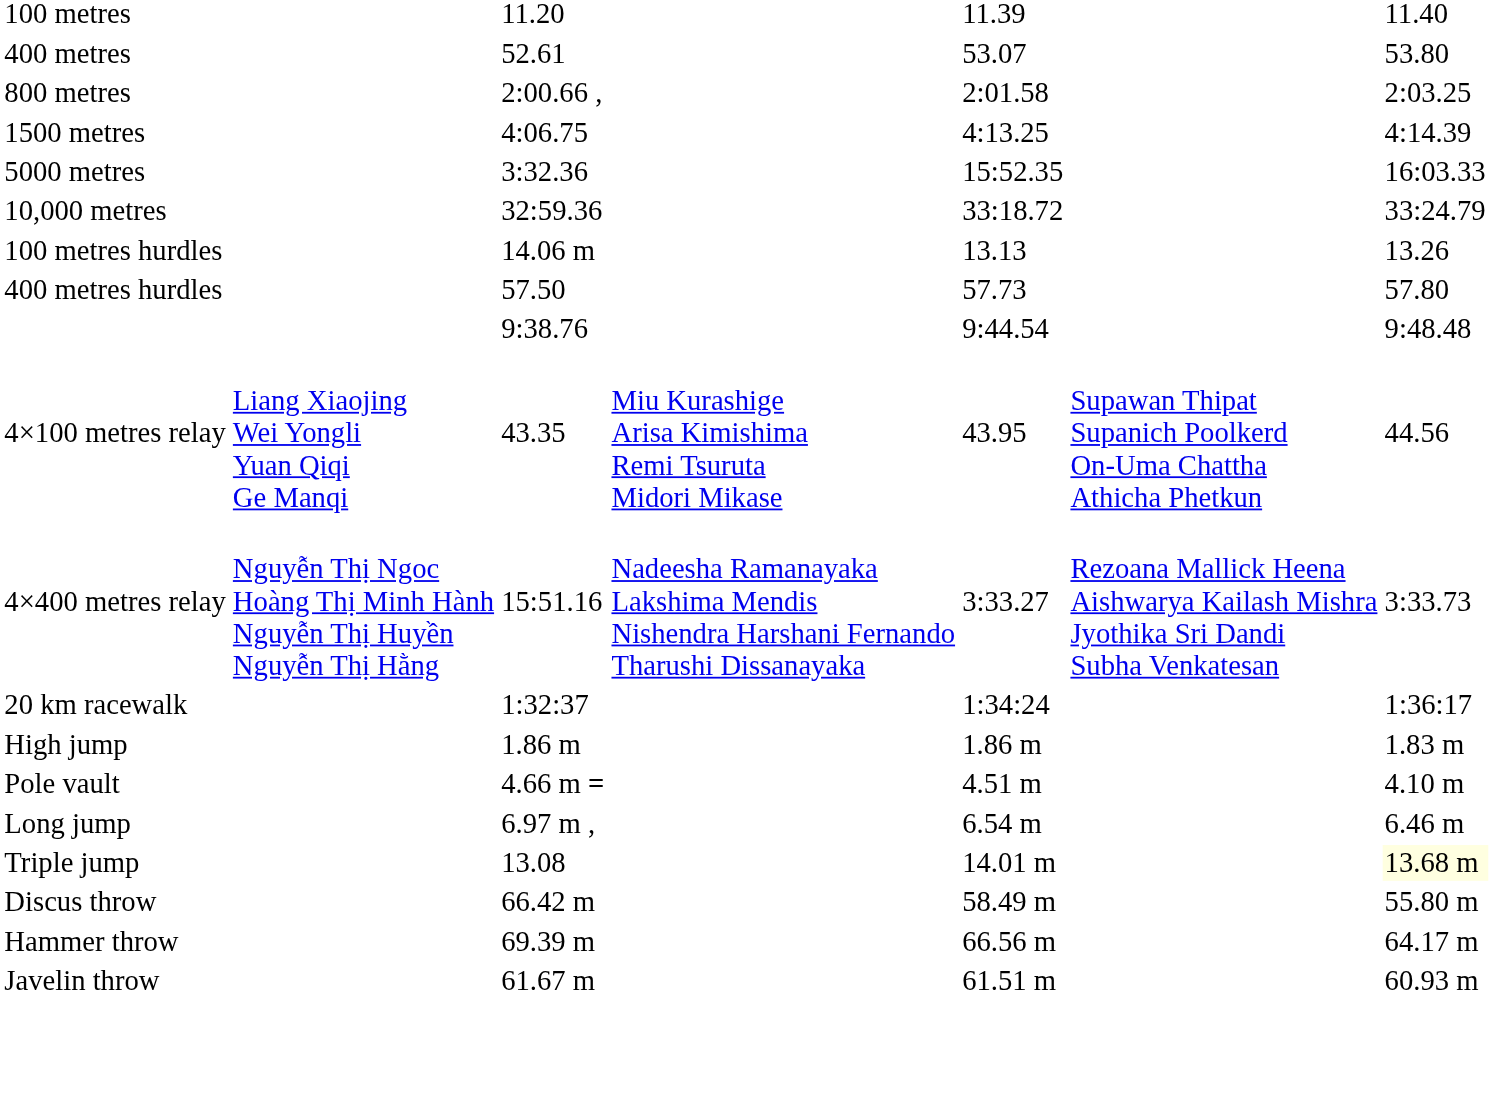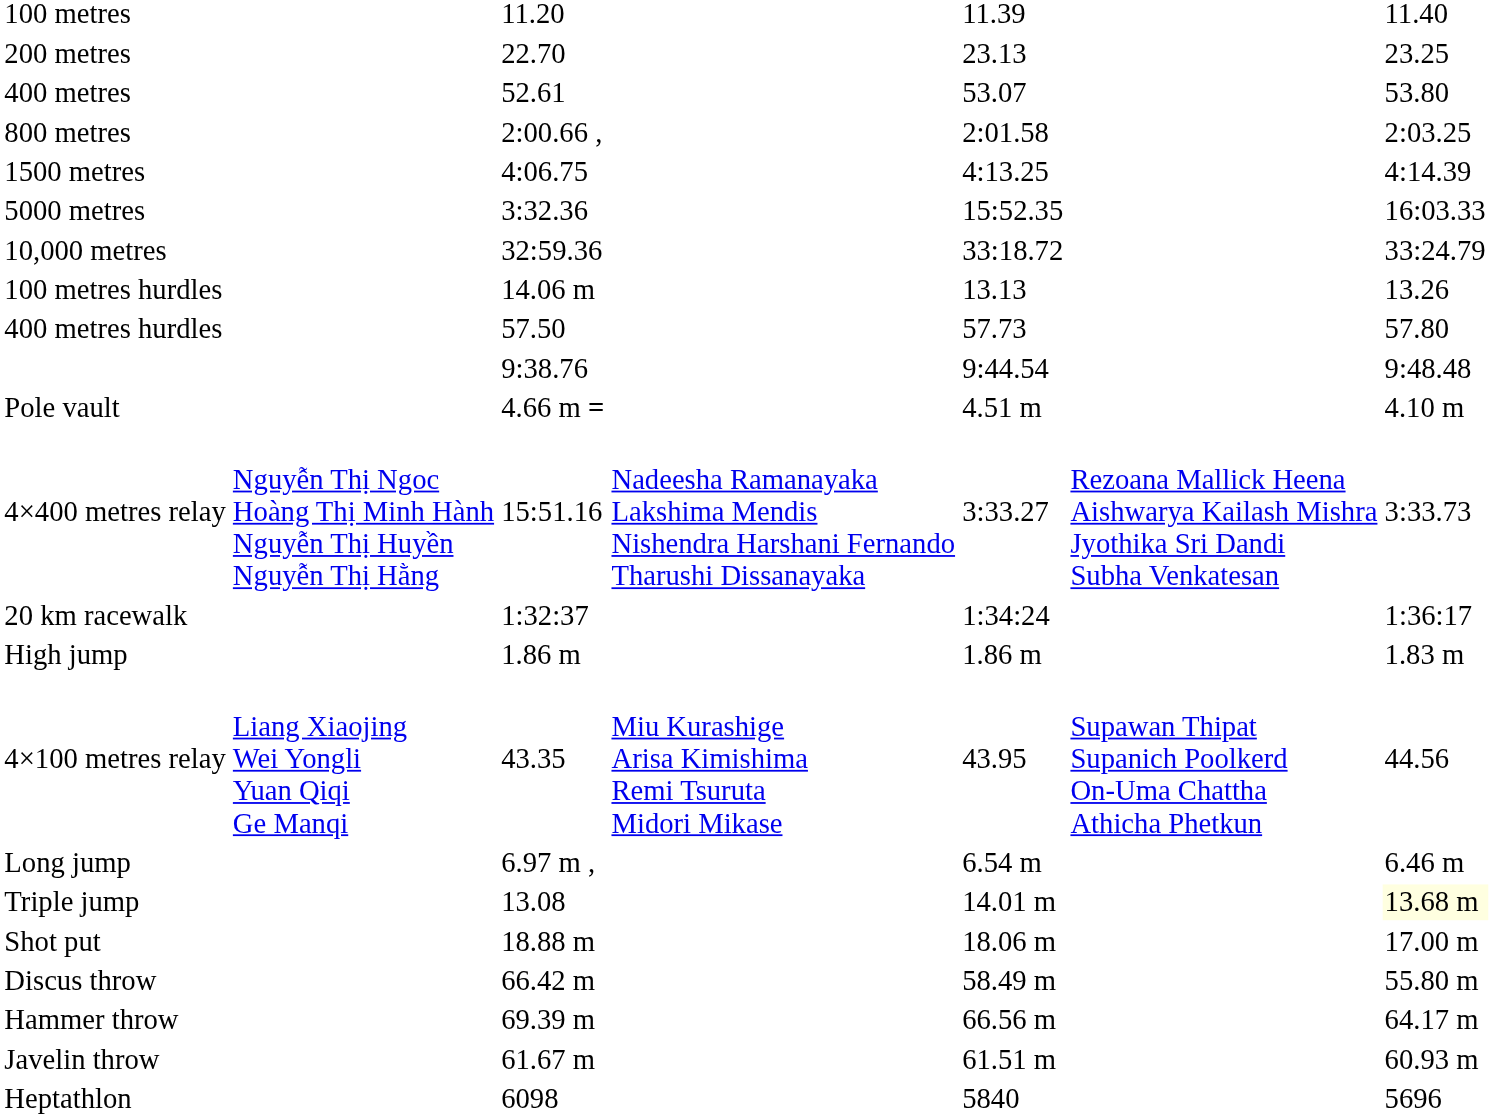+ row: (68, 53)
rows swapped: (115, 432) <-> (62, 783)
+ row: (53, 941)
+ row: (68, 1098)
